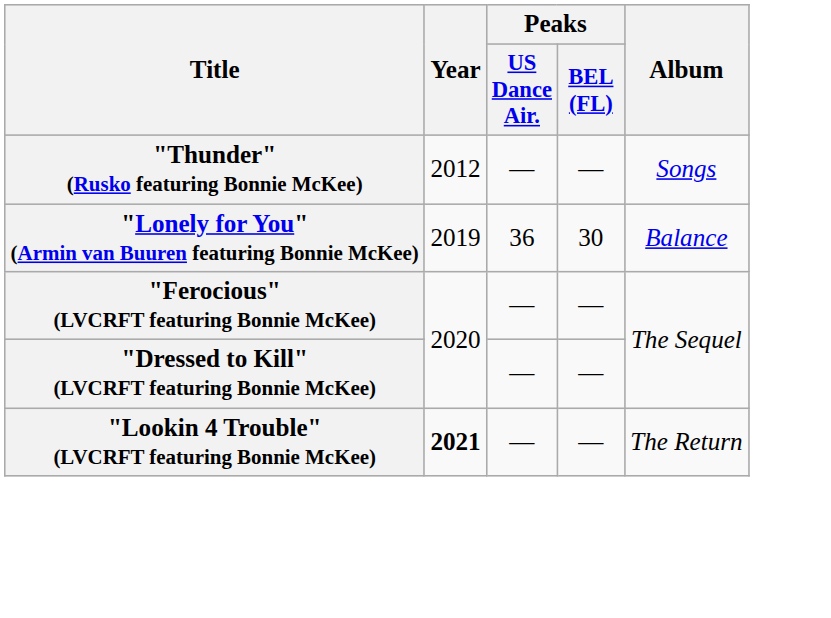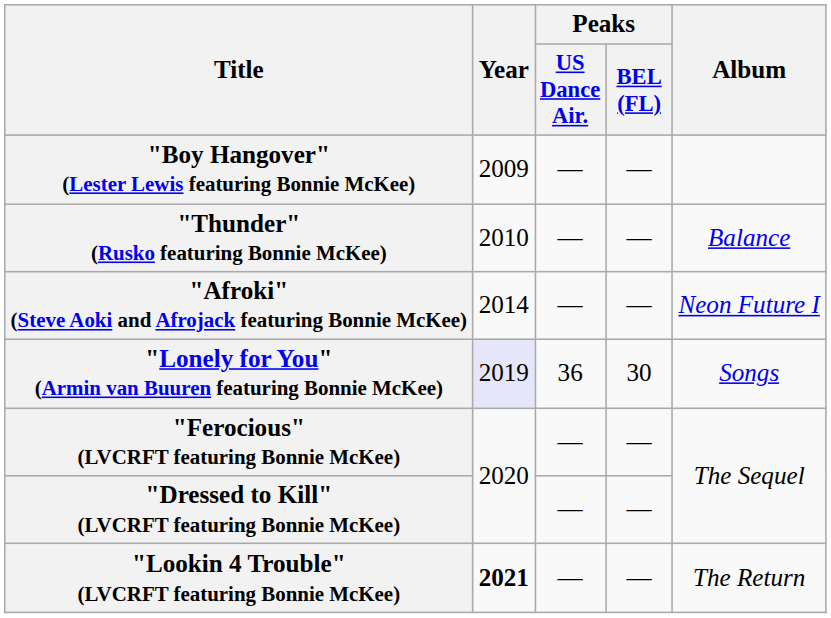+ row: (239, 169)
(456, 169) 2012 -> (504, 237) 2010
(686, 169) Songs -> (749, 237) Balance
+ row: (239, 305)
(456, 237) no background -> (504, 373) lavender background
(686, 237) Balance -> (749, 373) Songs
